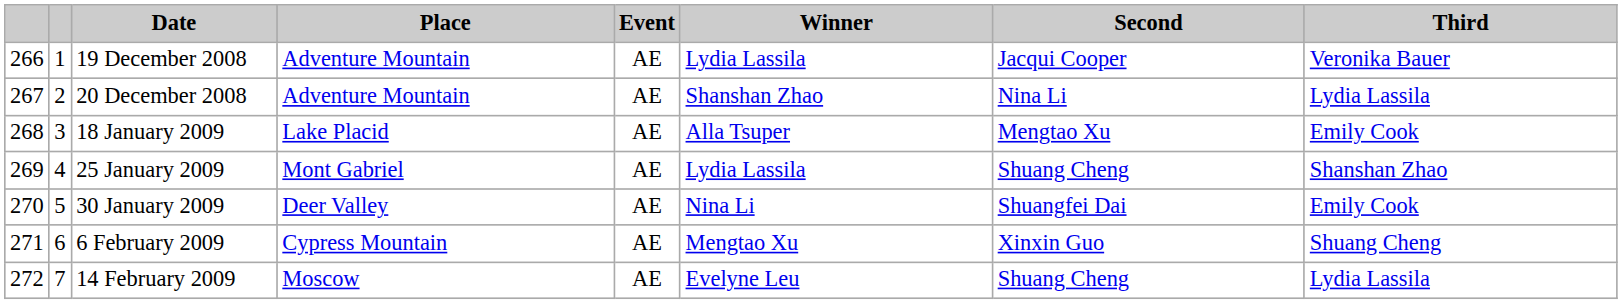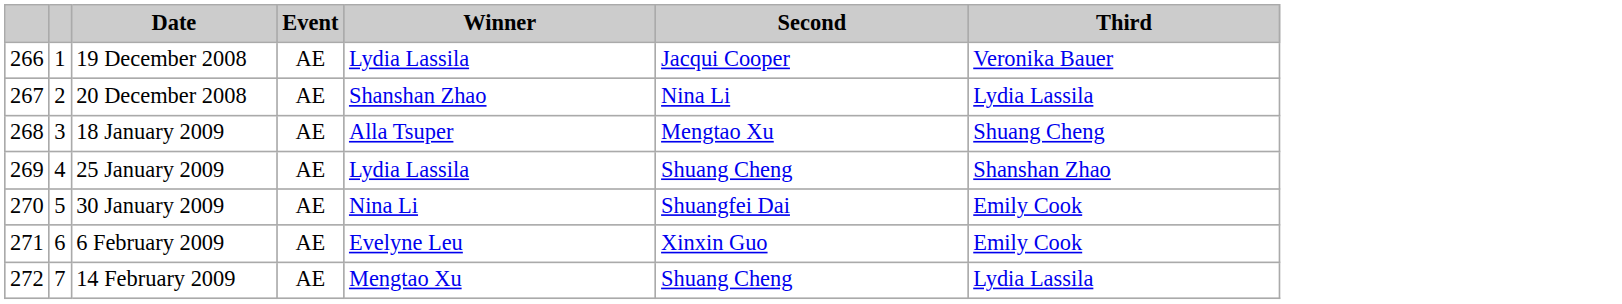- column: (445, 22)
(1364, 132) Emily Cook -> (1039, 132) Shuang Cheng
(742, 242) Mengtao Xu -> (406, 242) Evelyne Leu
(1376, 242) Shuang Cheng -> (1028, 242) Emily Cook
(742, 279) Evelyne Leu -> (405, 279) Mengtao Xu
